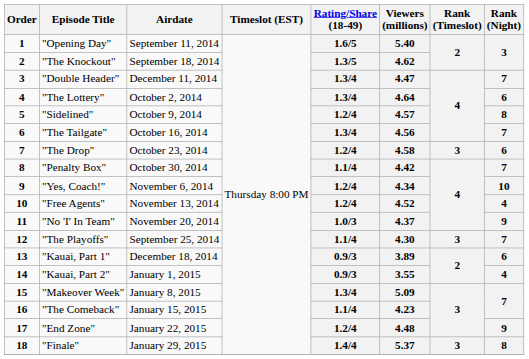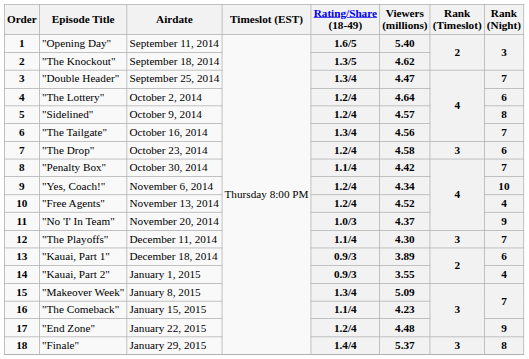(173, 79) December 11, 2014 -> (174, 79) September 25, 2014
(345, 97) 1.3/4 -> (345, 97) 1.2/4
(174, 239) September 25, 2014 -> (173, 239) December 11, 2014
